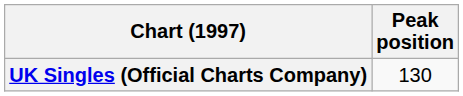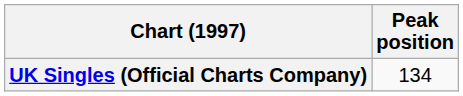(415, 74) 130 -> (415, 74) 134
